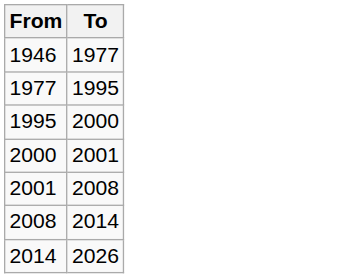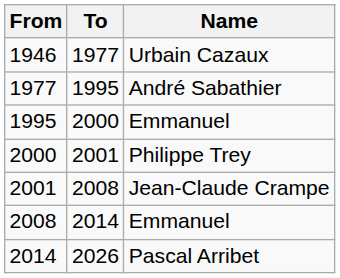+ column: (229, 21)
